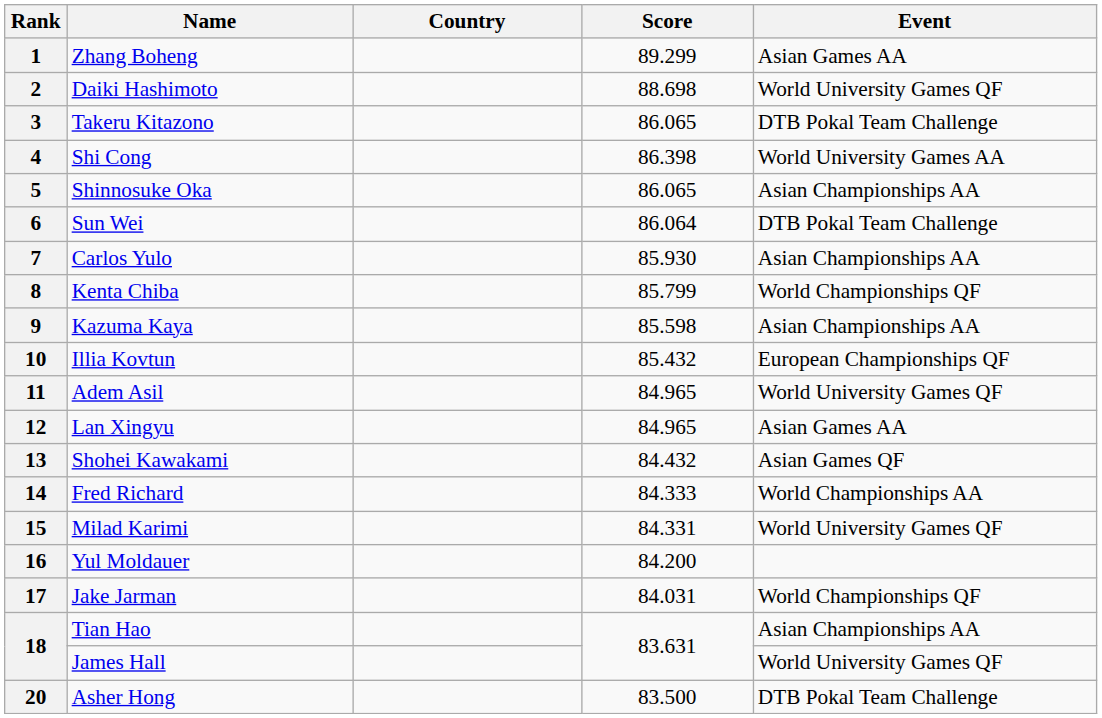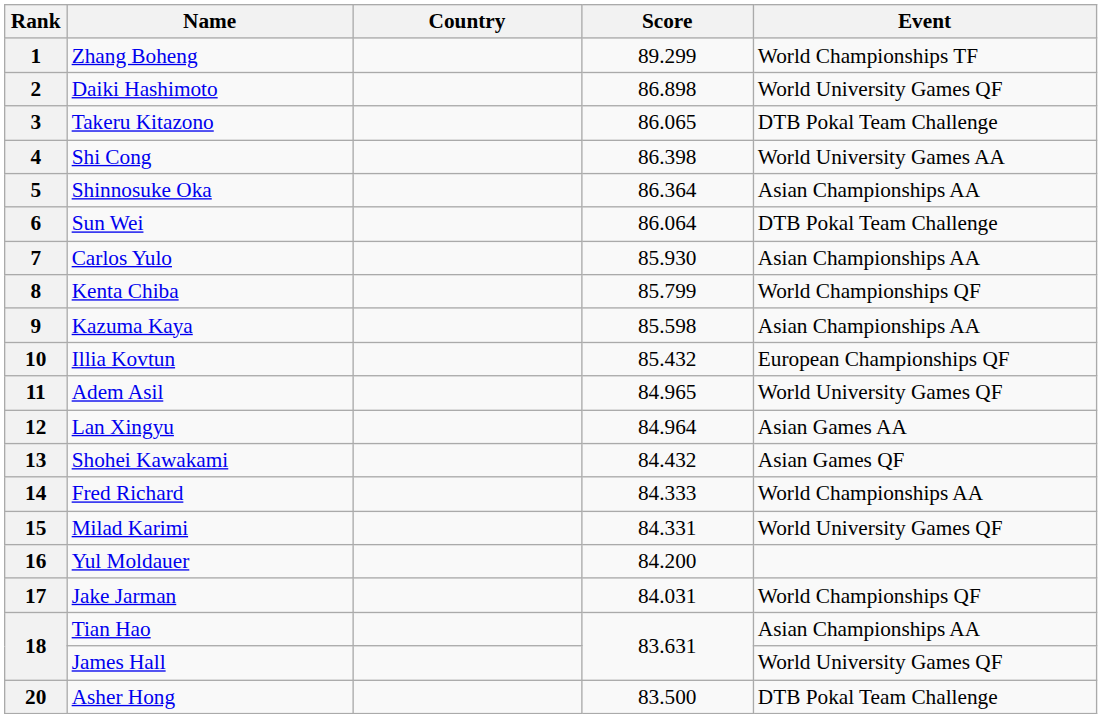(832, 55) Asian Games AA -> (868, 55) World Championships TF
(667, 88) 88.698 -> (667, 88) 86.898
(667, 190) 86.065 -> (667, 190) 86.364
(667, 426) 84.965 -> (667, 426) 84.964
